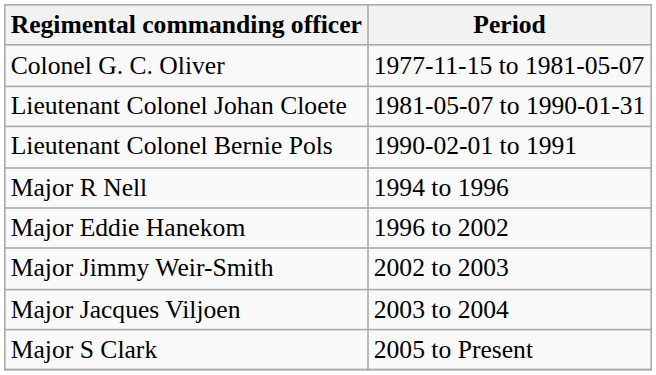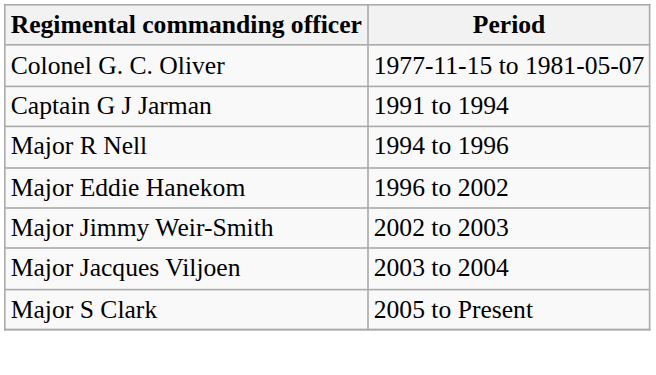- row: (179, 106)
- row: (172, 146)
+ row: (111, 106)
